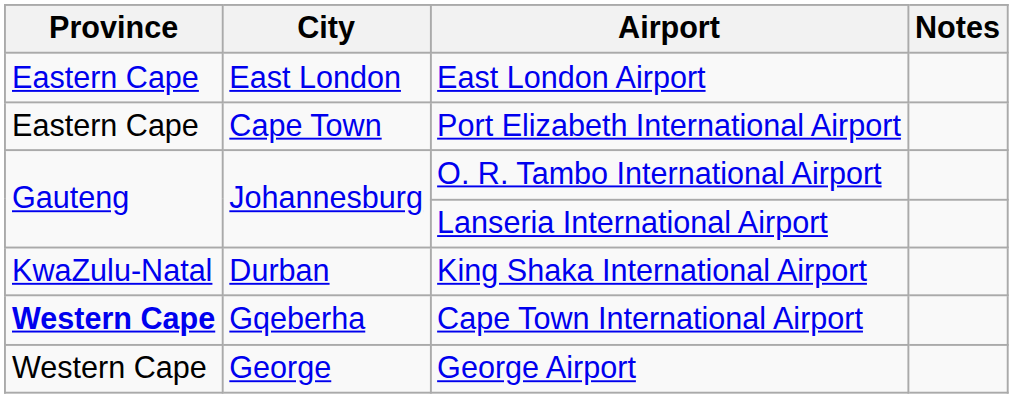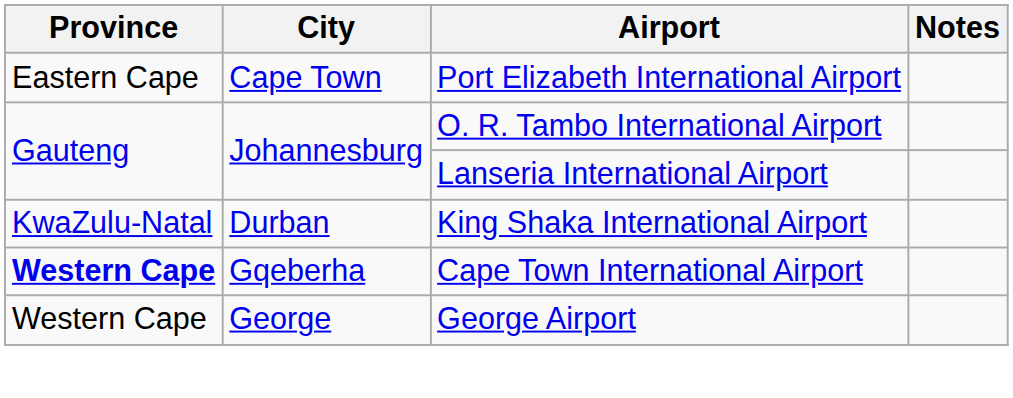- row: (571, 77)
